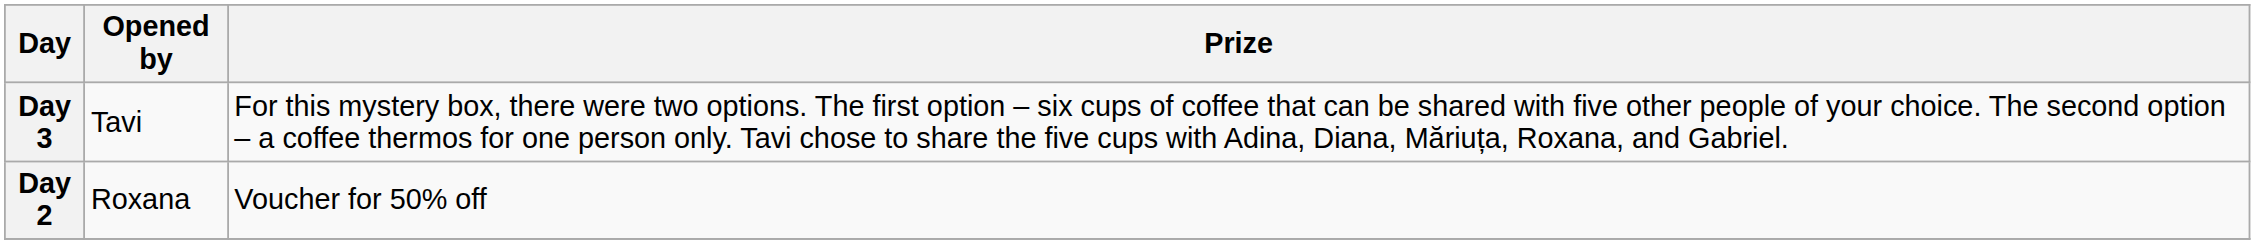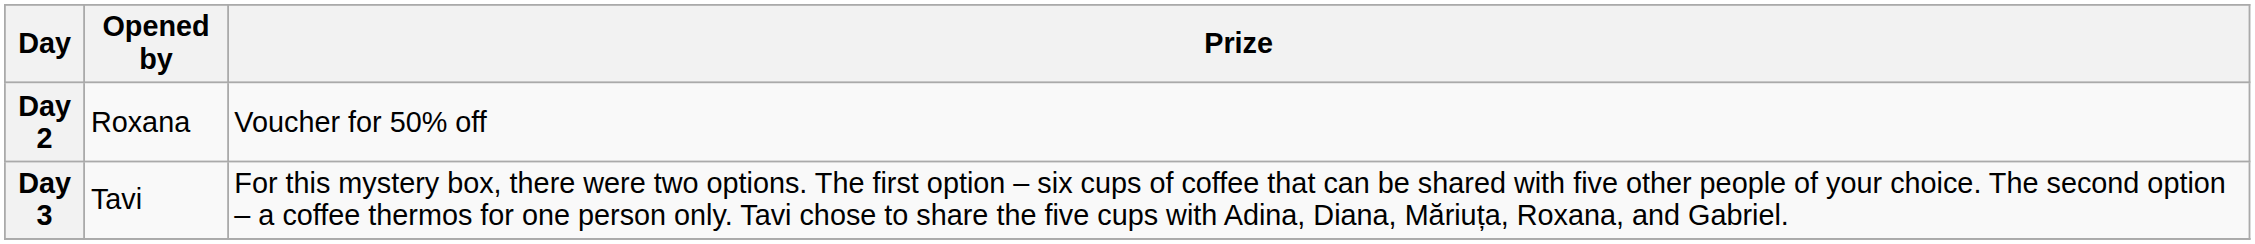rows swapped: (45, 199) <-> (45, 121)
